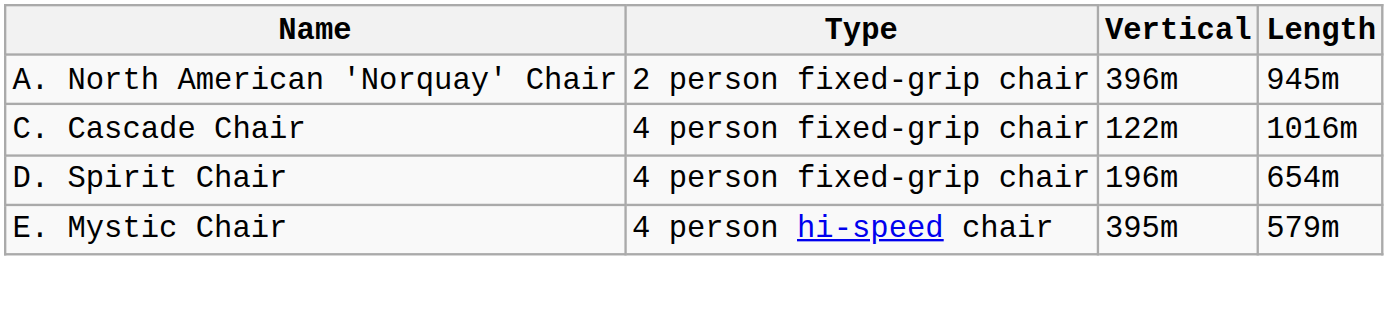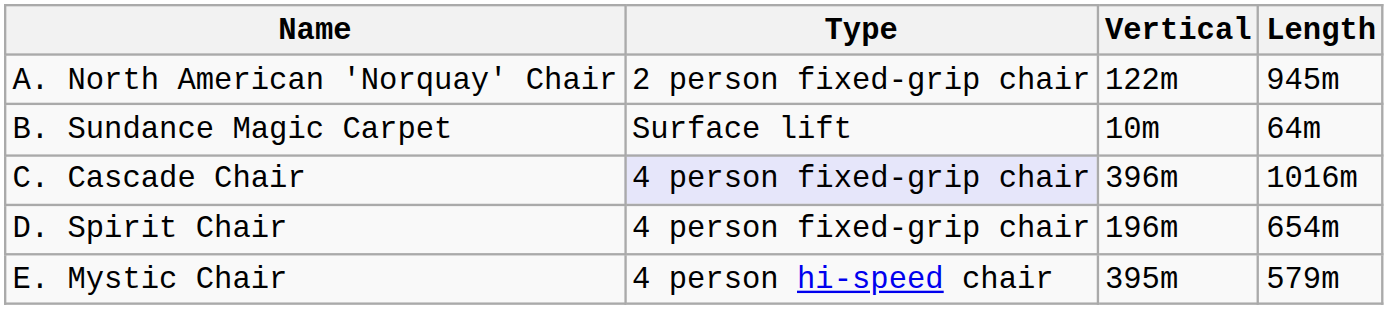(1142, 80) 396m -> (1142, 80) 122m
+ row: (232, 130)
(861, 130) no background -> (861, 179) lavender background
(1142, 130) 122m -> (1142, 179) 396m
